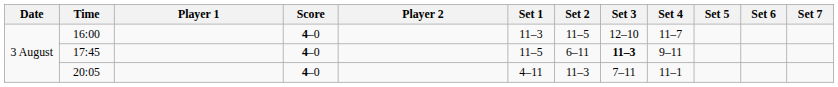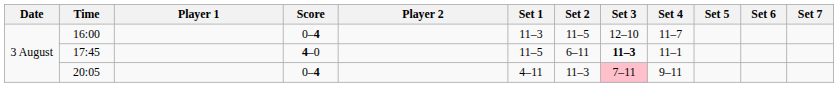(311, 34) 4–0 -> (311, 34) 0–4
(671, 53) 9–11 -> (671, 53) 11–1
(311, 73) 4–0 -> (311, 73) 0–4
(624, 73) no background -> (624, 73) pink background
(671, 73) 11–1 -> (671, 73) 9–11
